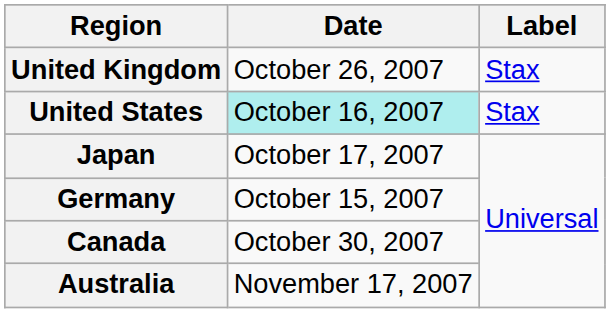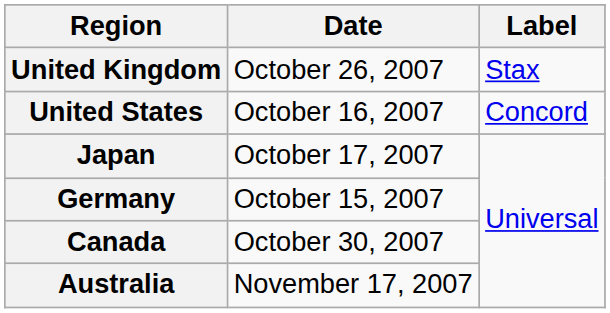(339, 112) paleturquoise background -> (339, 112) no background
(512, 112) Stax -> (537, 112) Concord
